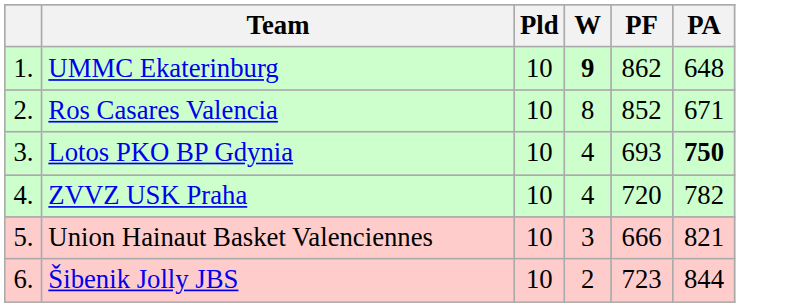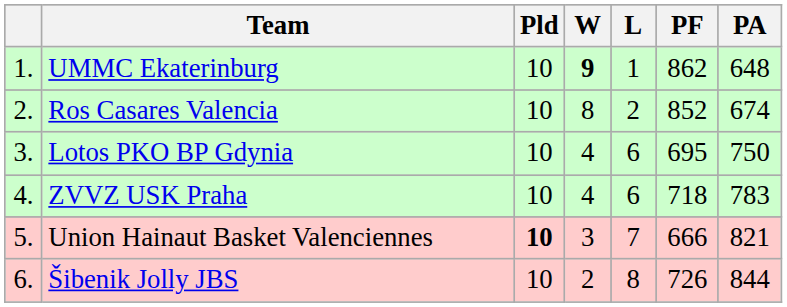+ column: (633, 25)
(704, 110) 671 -> (750, 110) 674
(642, 152) 693 -> (687, 152) 695
(704, 152) bold -> (750, 152) normal
(642, 195) 720 -> (687, 195) 718
(704, 195) 782 -> (750, 195) 783
(539, 237) normal -> (539, 237) bold
(642, 279) 723 -> (687, 279) 726
